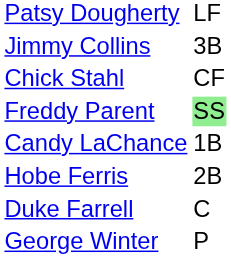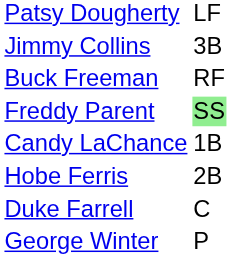- row: (64, 78)
+ row: (81, 78)
